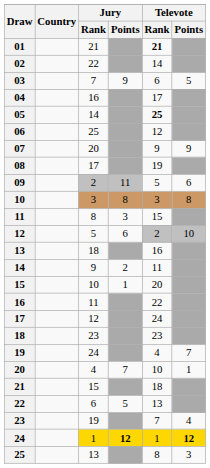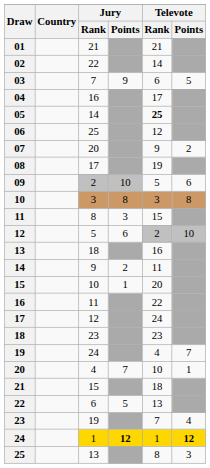(157, 47) bold -> (157, 47) normal
(189, 149) 9 -> (189, 149) 2
(125, 183) 11 -> (125, 183) 10
